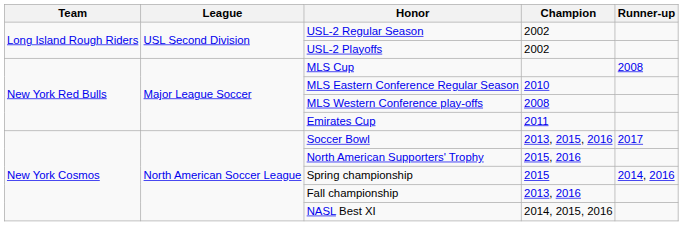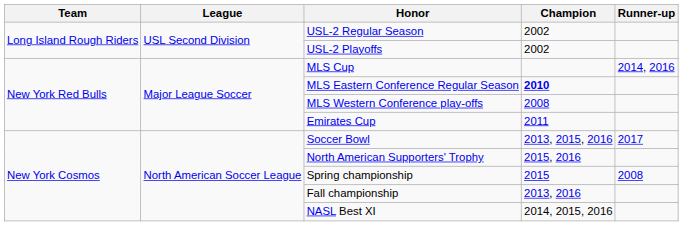(630, 67) 2008 -> (646, 67) 2014, 2016
(537, 85) normal -> (537, 85) bold
(646, 175) 2014, 2016 -> (630, 175) 2008
